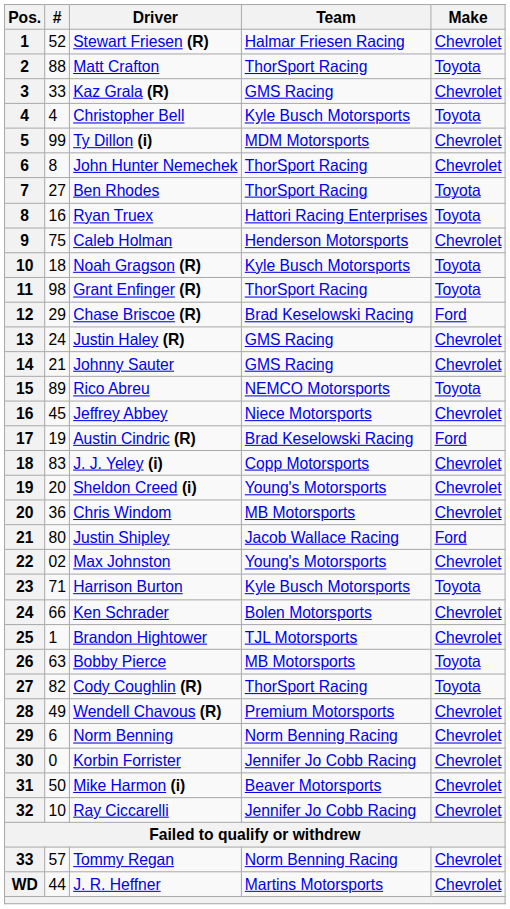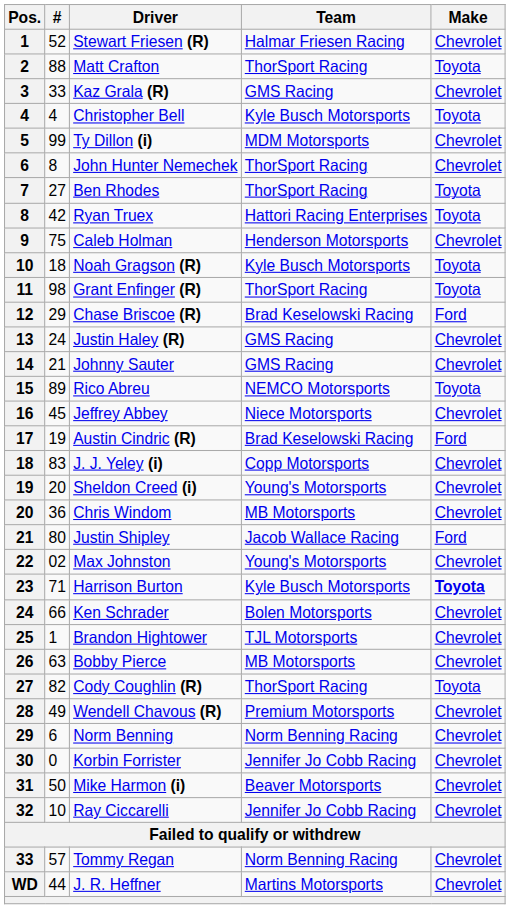(57, 215) 16 -> (57, 215) 42
(458, 587) normal -> (460, 587) bold
(458, 661) Toyota -> (468, 661) Chevrolet
